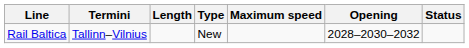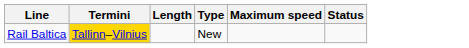- column: (374, 14)
(109, 33) no background -> (109, 33) gold background
